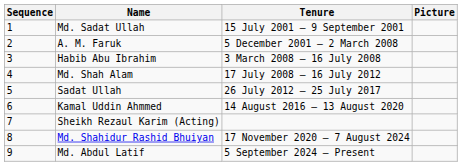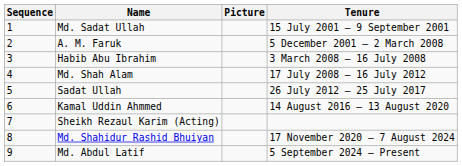columns swapped: (435, 12) <-> (317, 12)
